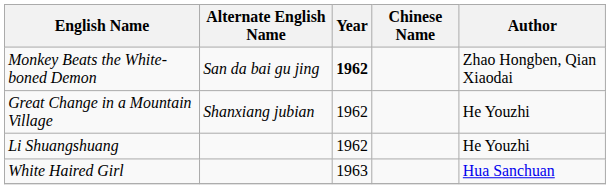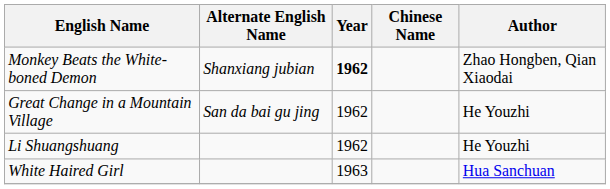(261, 68) San da bai gu jing -> (259, 68) Shanxiang jubian
(259, 111) Shanxiang jubian -> (261, 111) San da bai gu jing
